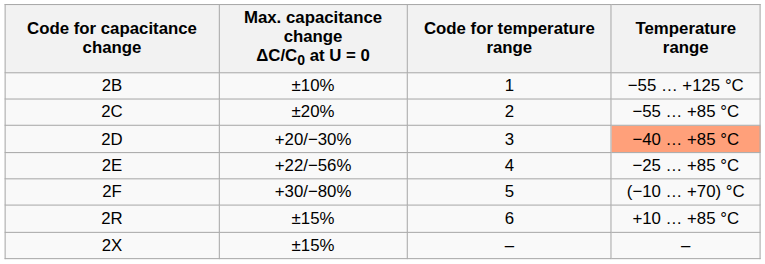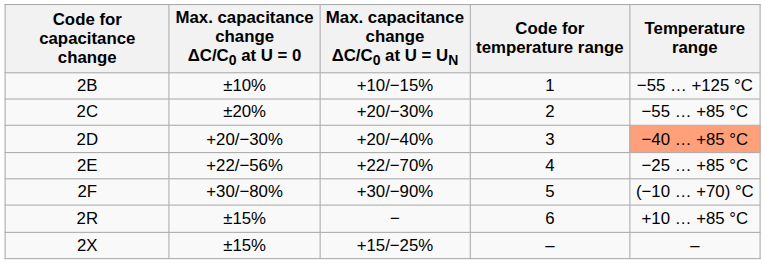+ column: (395, 38)
